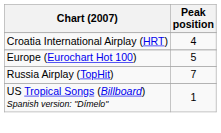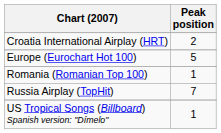(193, 41) 4 -> (193, 41) 2
+ row: (77, 74)
